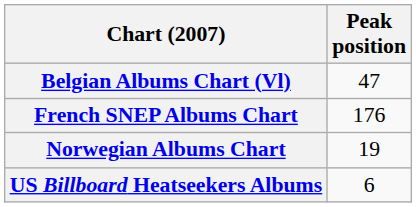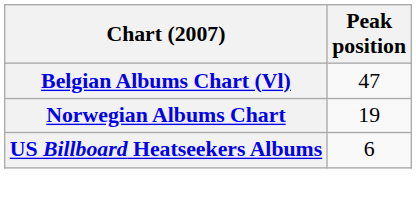- row: (166, 115)
